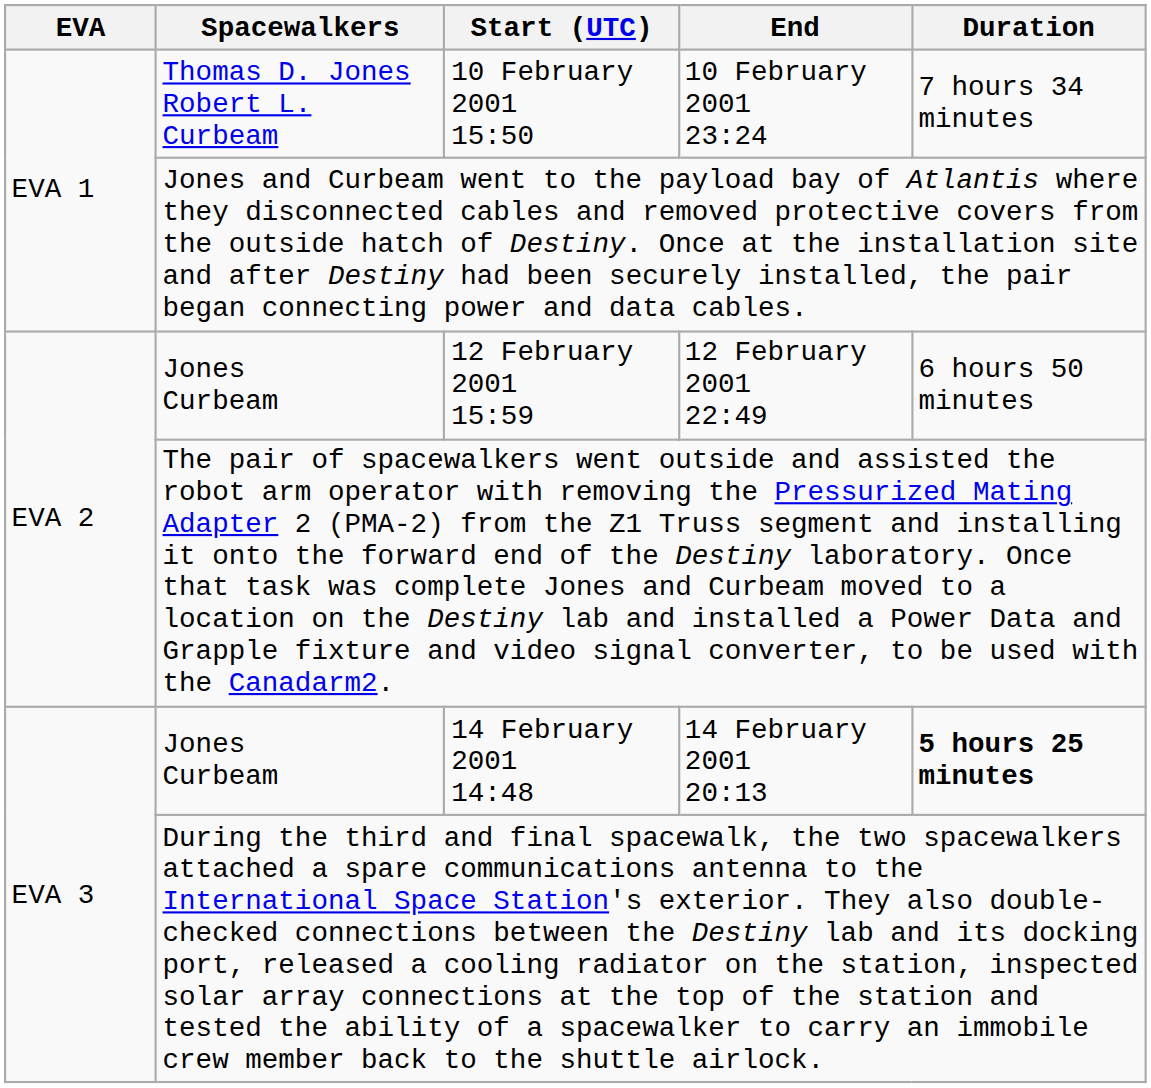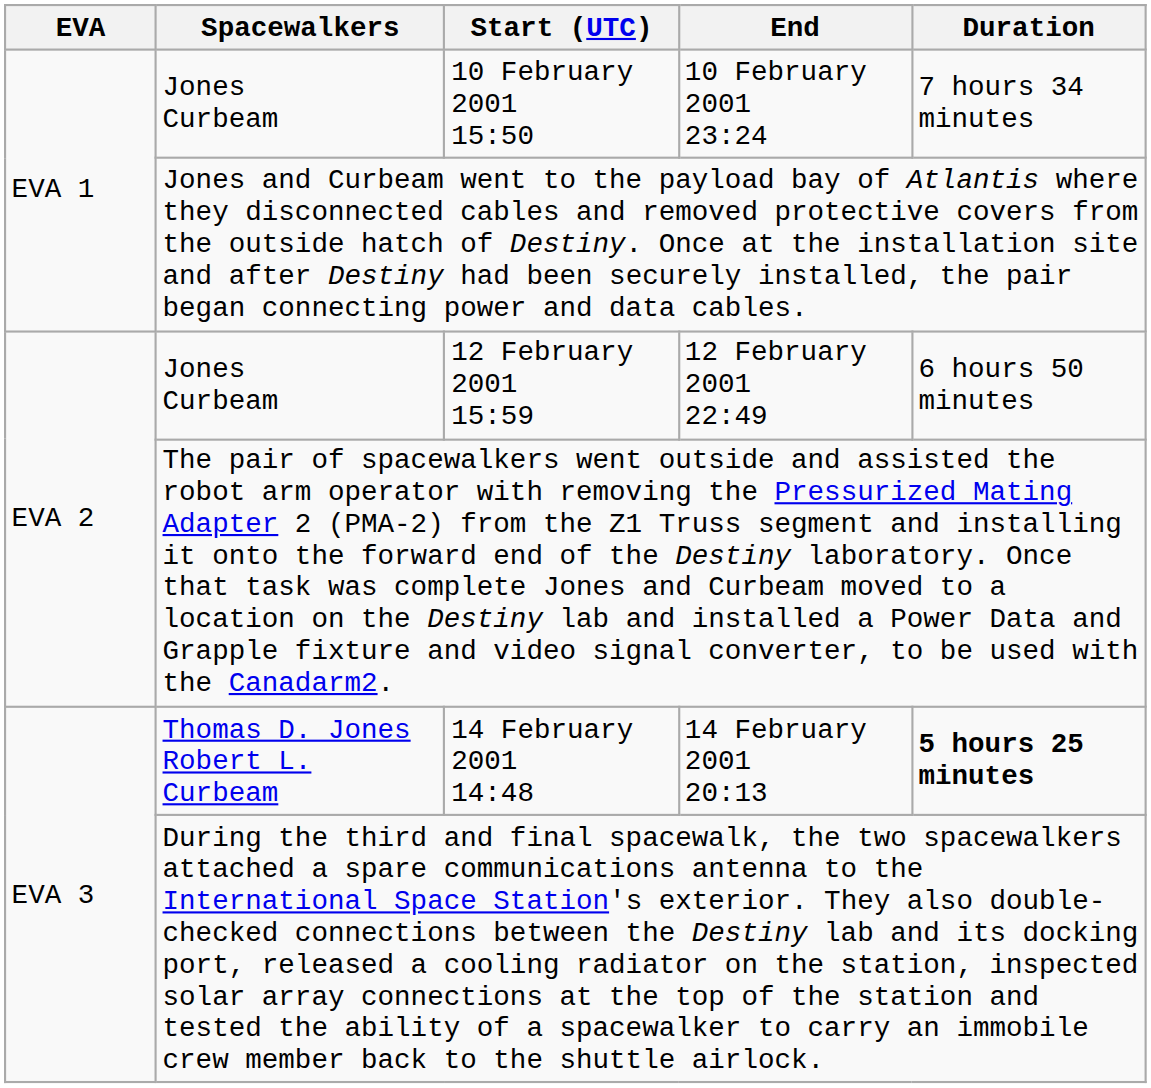(287, 104) Thomas D. Jones Robert L. Curbeam -> (220, 104) Jones Curbeam
(220, 761) Jones Curbeam -> (287, 761) Thomas D. Jones Robert L. Curbeam
